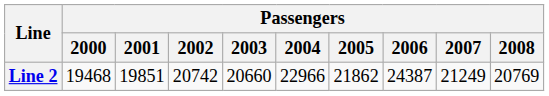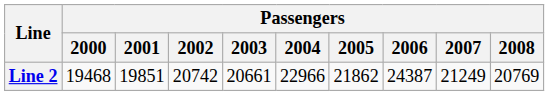(249, 76) 20660 -> (249, 76) 20661
